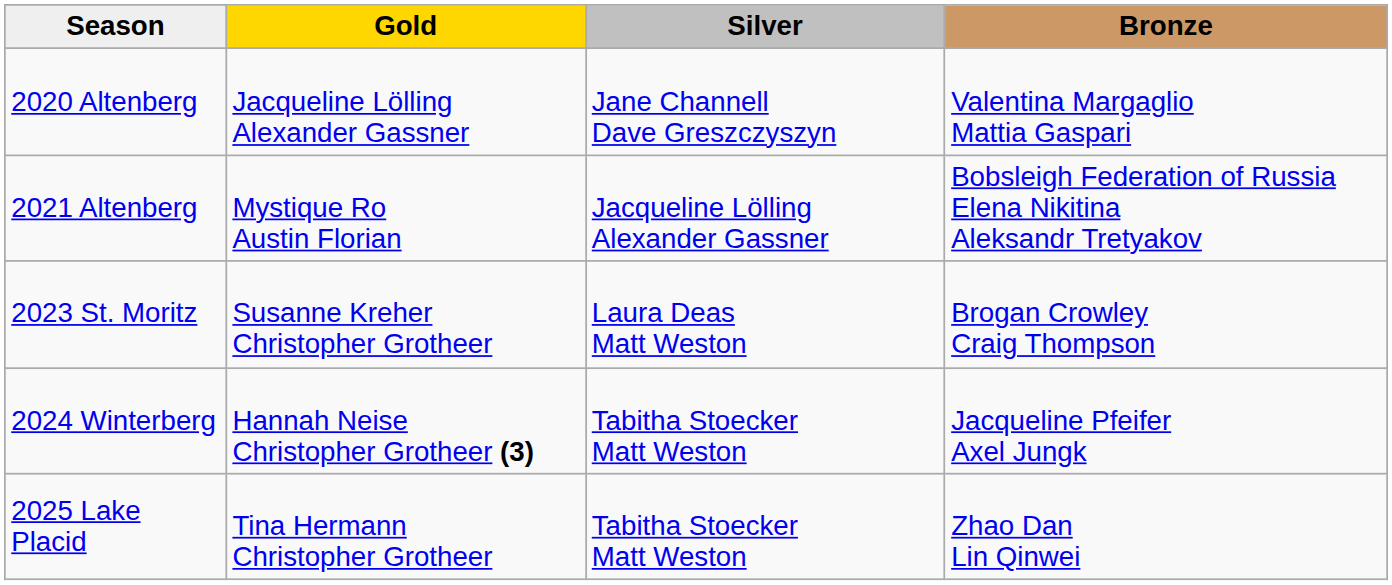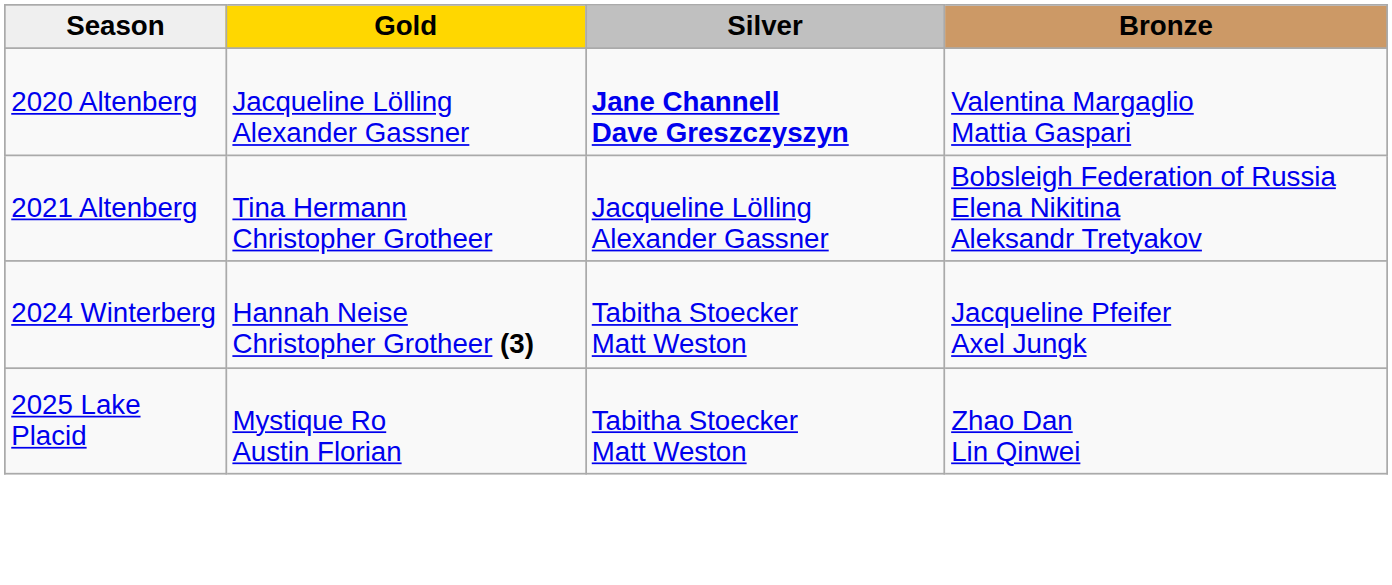(714, 117) normal -> (720, 117) bold
(317, 223) Mystique Ro Austin Florian -> (362, 223) Tina Hermann Christopher Grotheer
- row: (104, 313)
(362, 541) Tina Hermann Christopher Grotheer -> (317, 435) Mystique Ro Austin Florian
